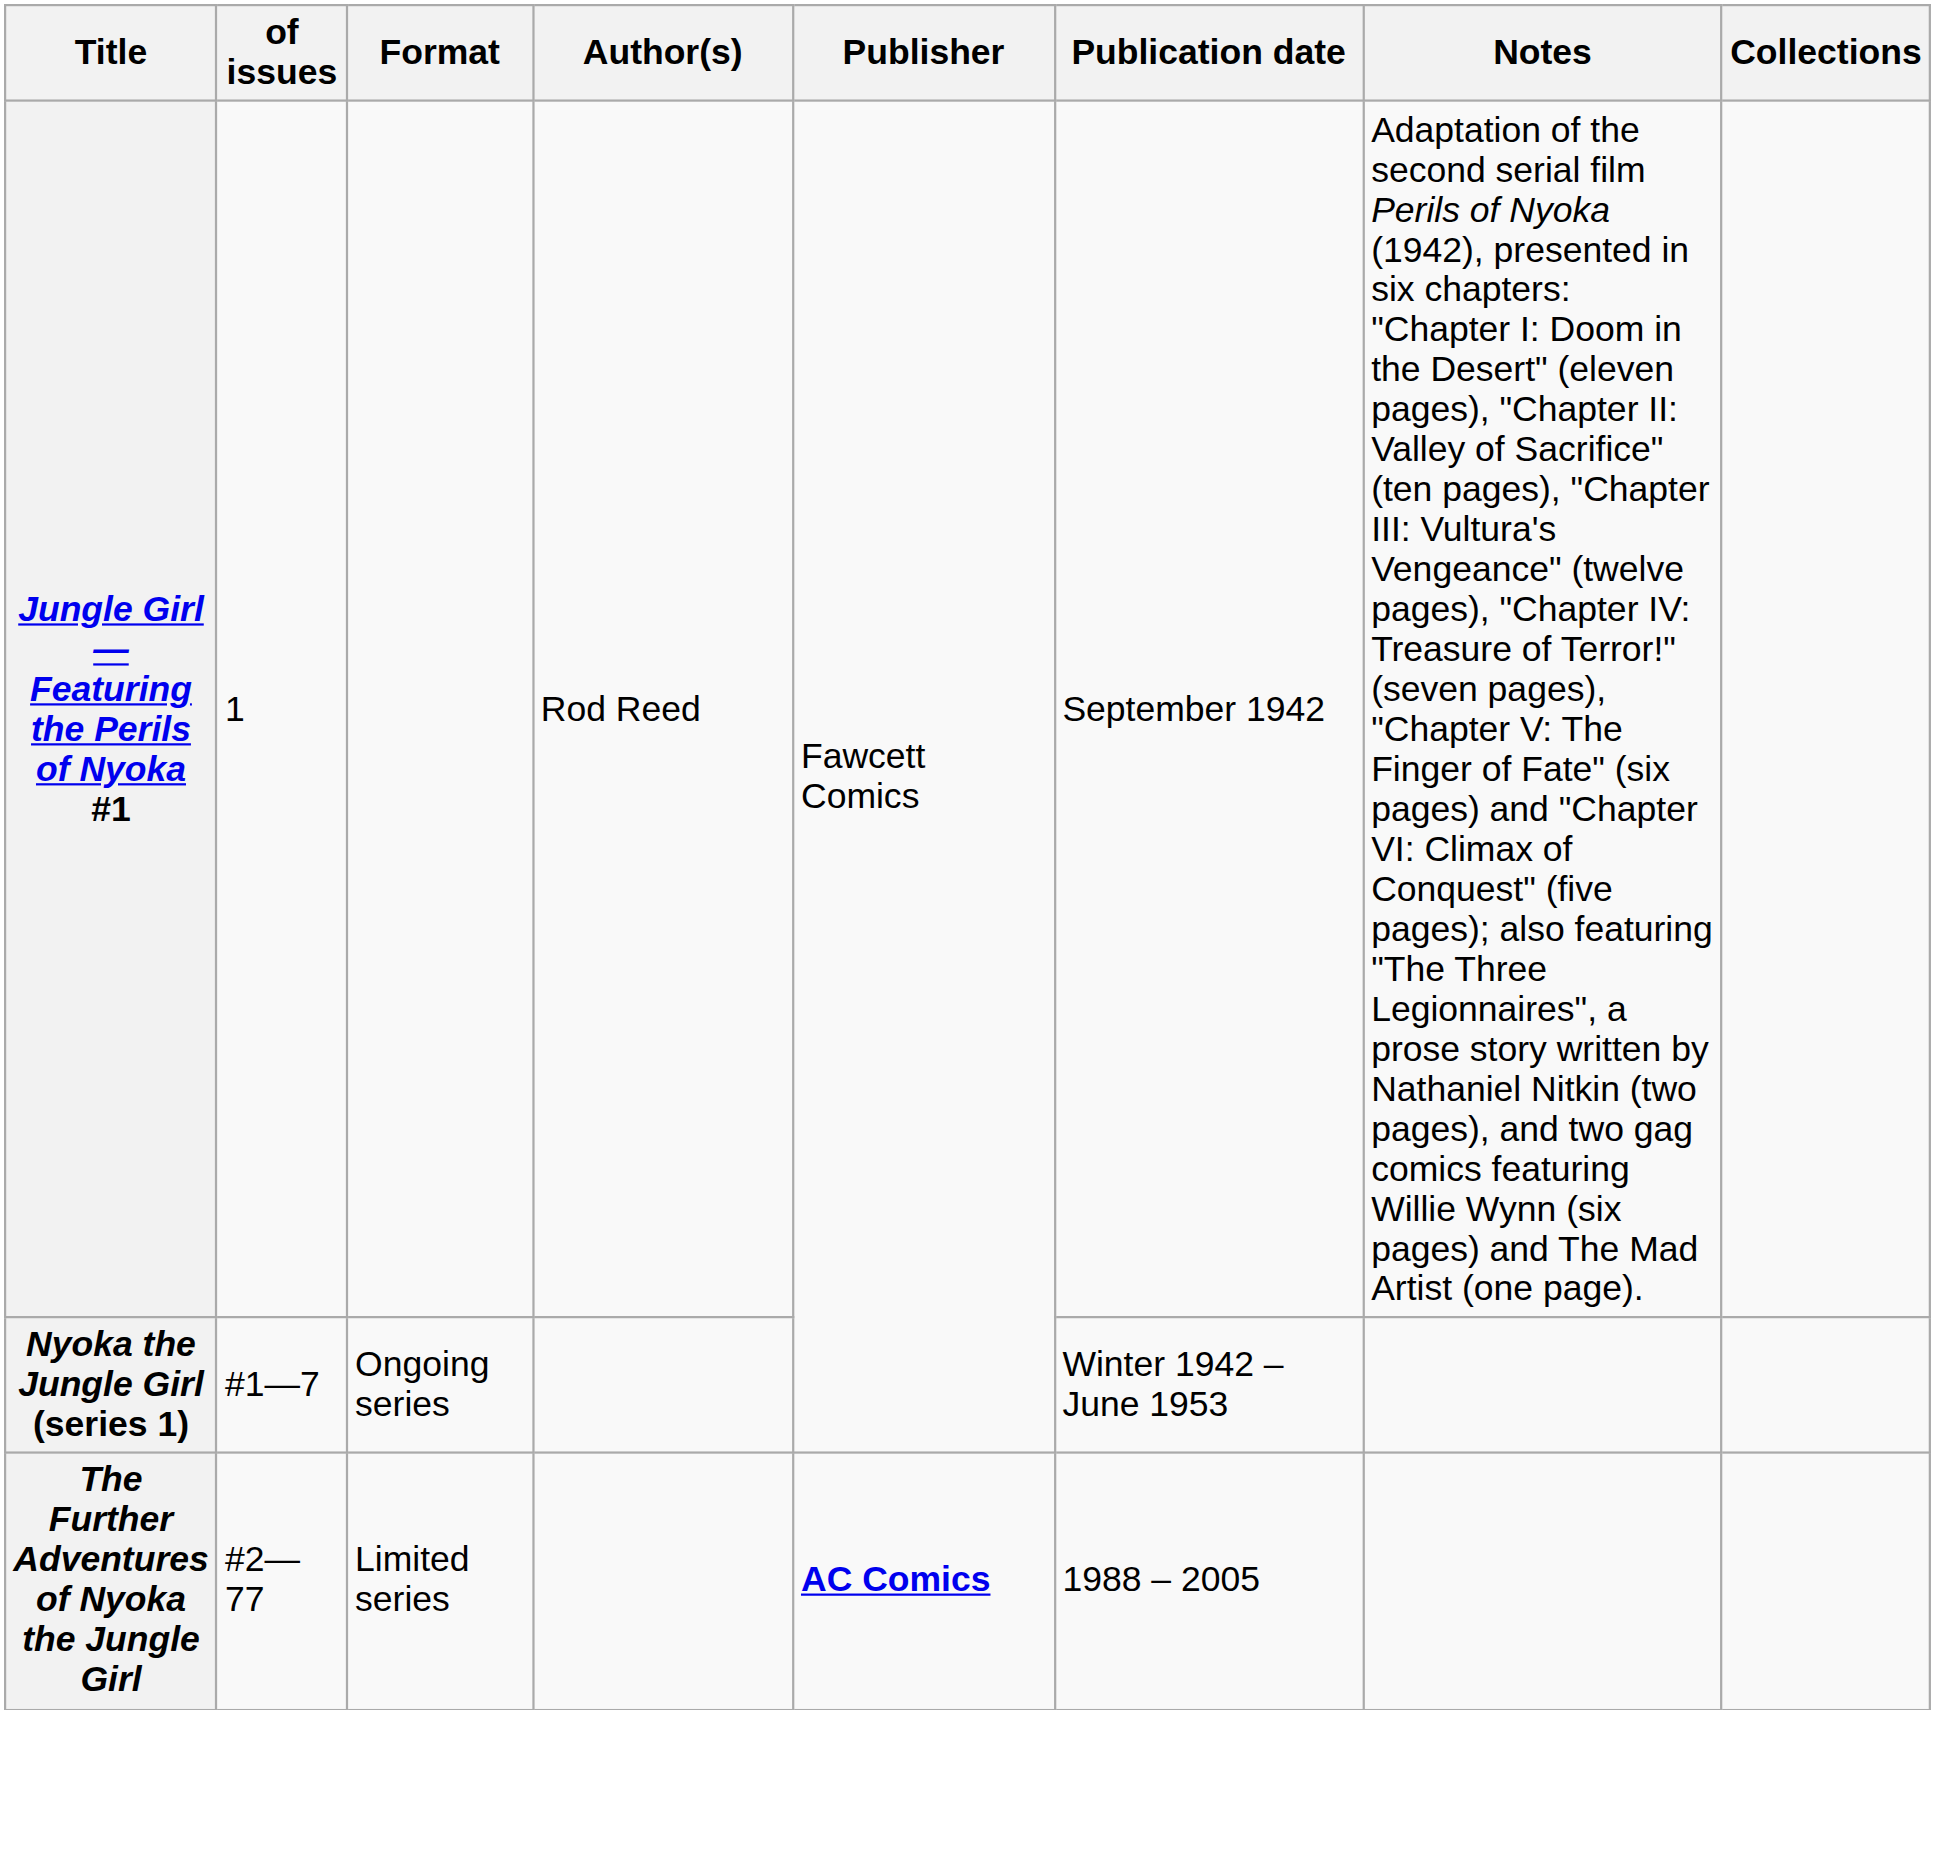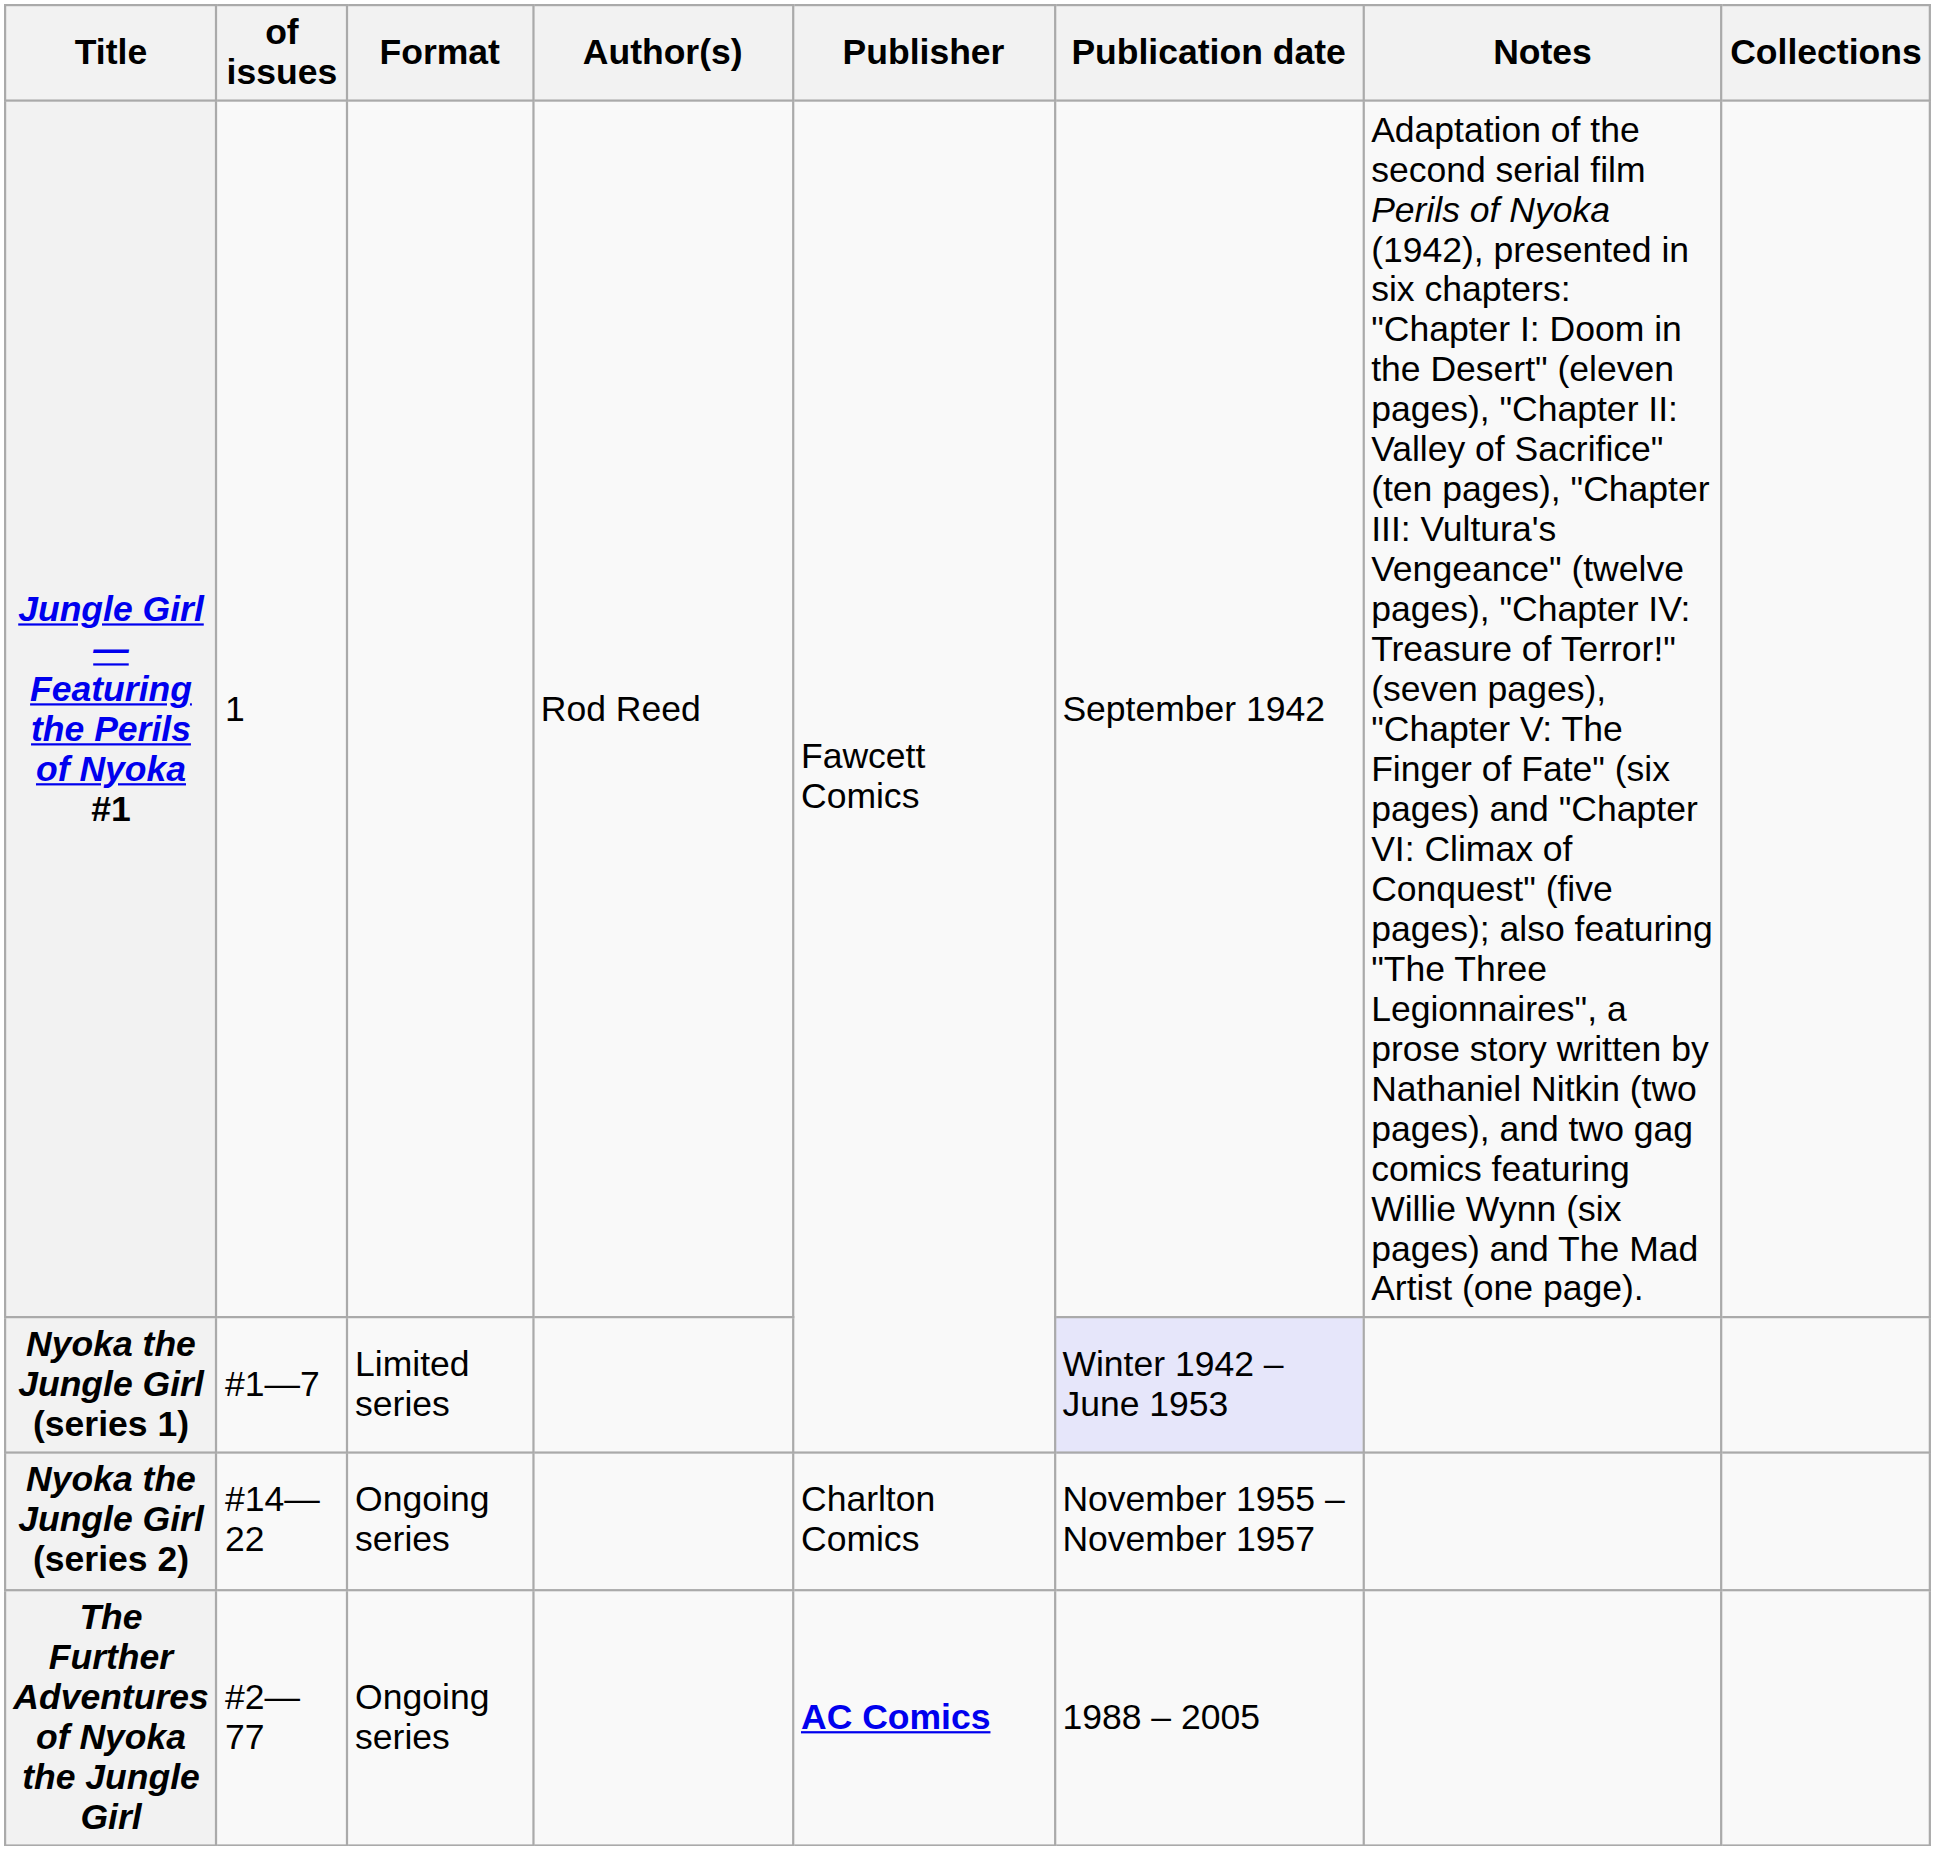(422, 1384) Ongoing series -> (412, 1384) Limited series
(1173, 1384) no background -> (1173, 1384) lavender background
+ row: (111, 1520)
(412, 1580) Limited series -> (422, 1716) Ongoing series
